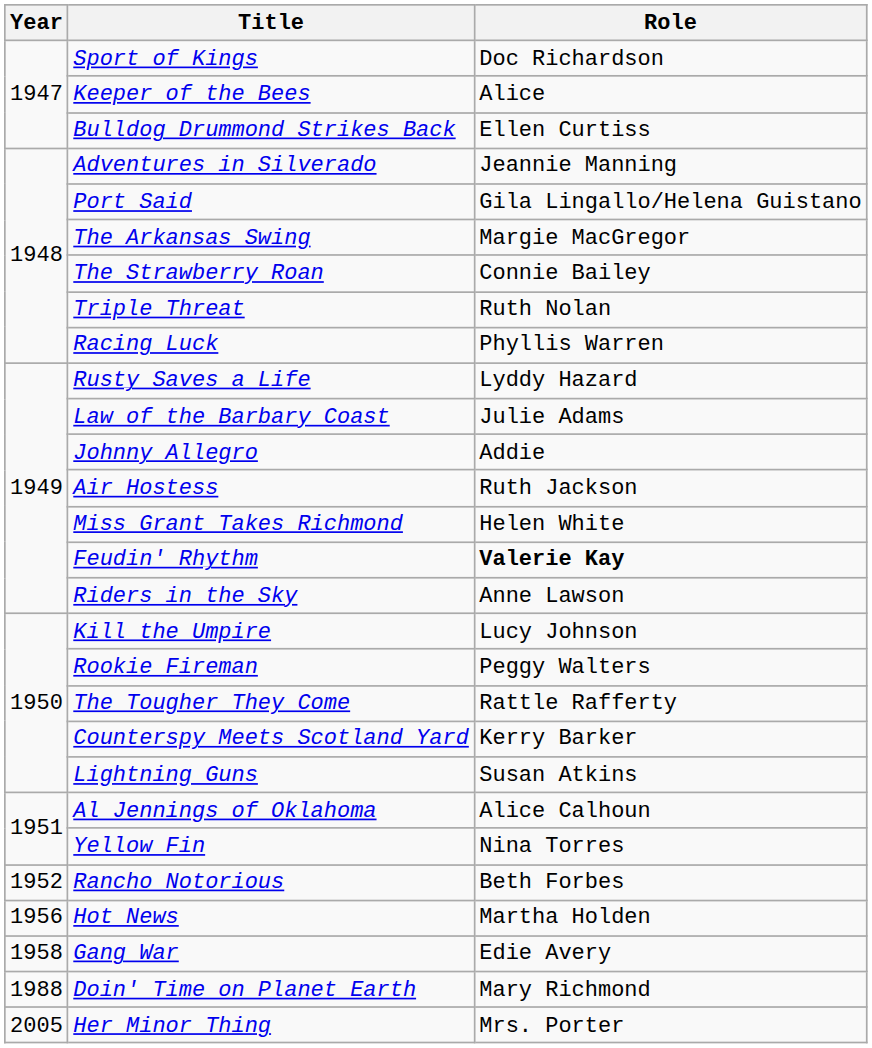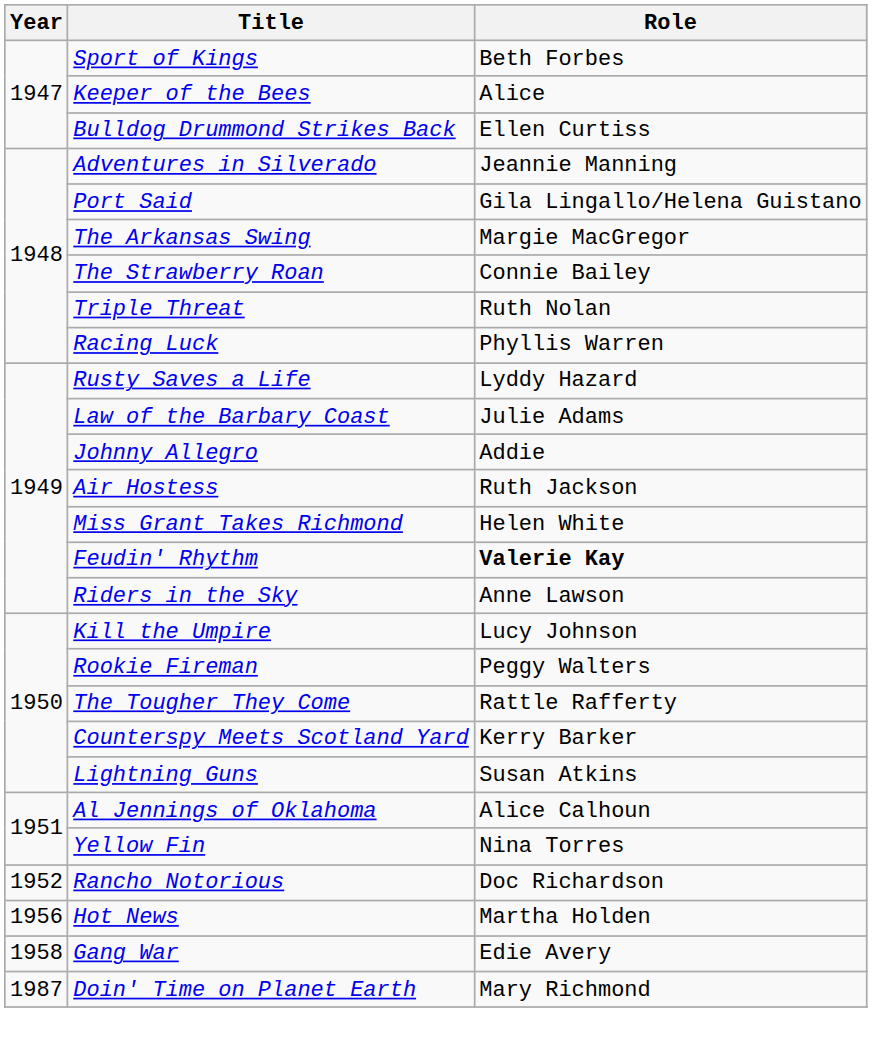(572, 59) Doc Richardson -> (552, 59) Beth Forbes
(552, 882) Beth Forbes -> (572, 882) Doc Richardson
(36, 990) 1988 -> (36, 990) 1987
- row: (172, 1025)
